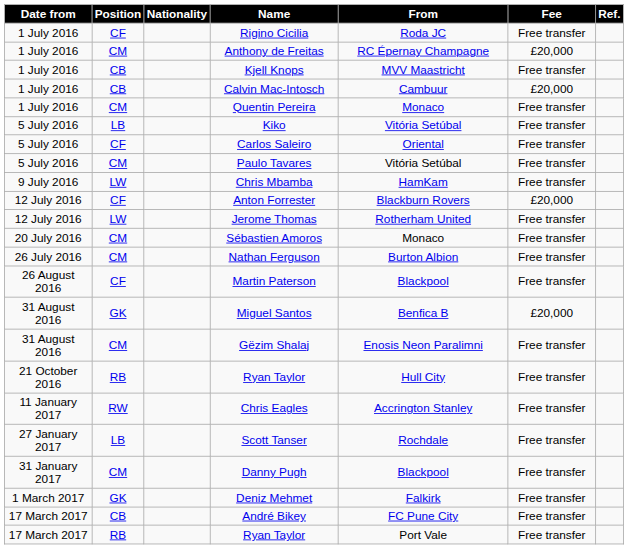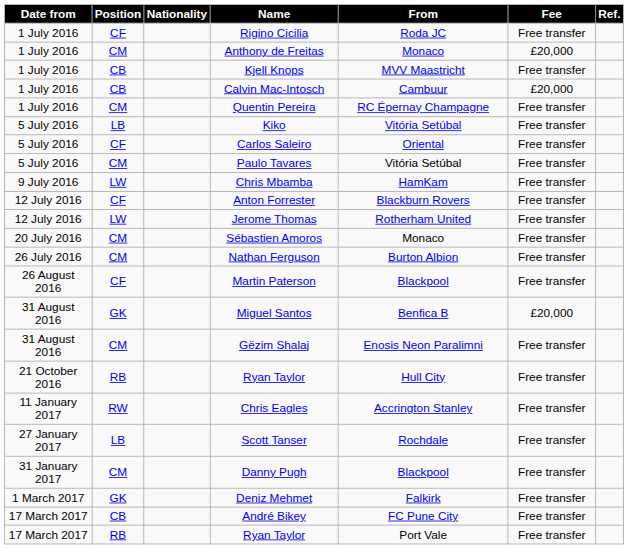(423, 51) RC Épernay Champagne -> (423, 51) Monaco
(423, 107) Monaco -> (423, 107) RC Épernay Champagne
(552, 201) £20,000 -> (552, 201) Free transfer
